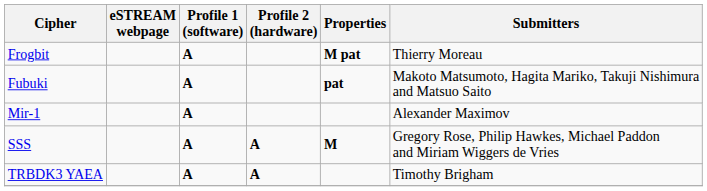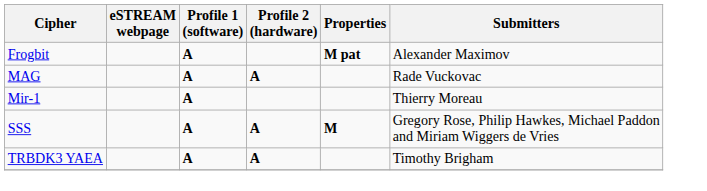(438, 53) Thierry Moreau -> (451, 53) Alexander Maximov
- row: (28, 84)
+ row: (24, 76)
(451, 114) Alexander Maximov -> (438, 98) Thierry Moreau
